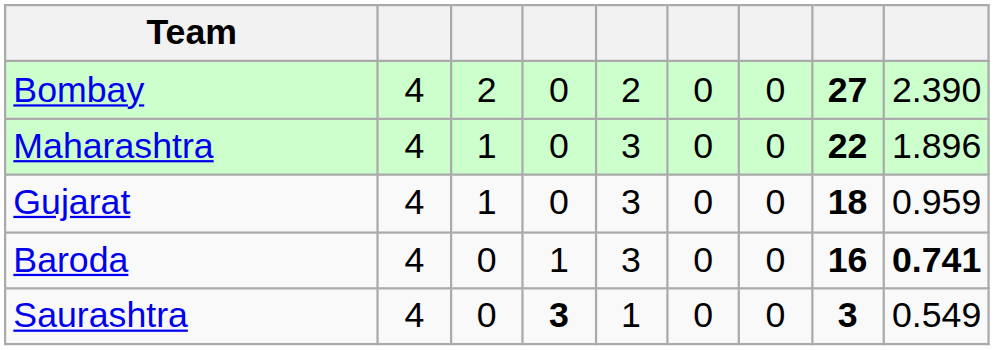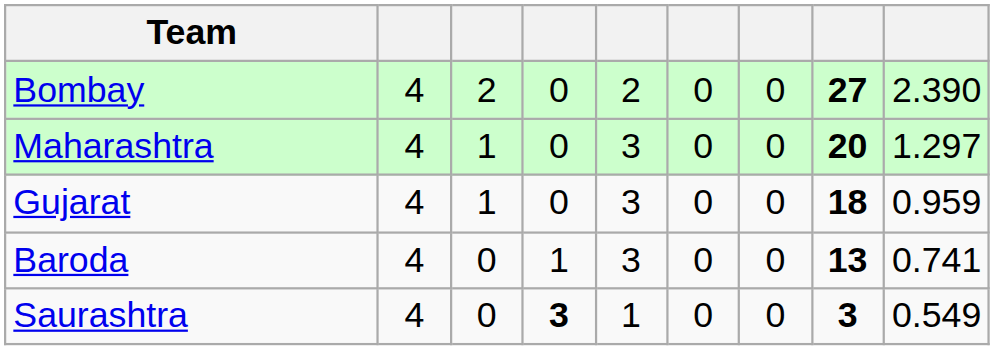(848, 145) 22 -> (848, 145) 20
(937, 145) 1.896 -> (937, 145) 1.297
(848, 259) 16 -> (848, 259) 13
(937, 259) bold -> (937, 259) normal
